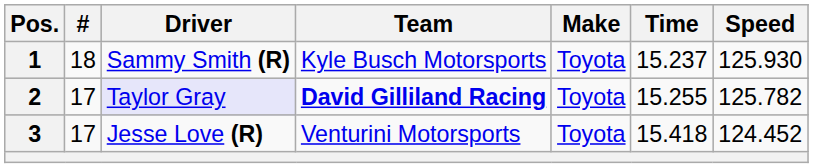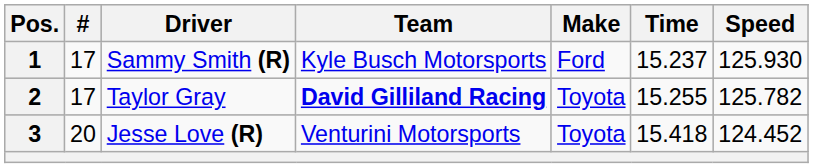(83, 60) 18 -> (83, 60) 17
(591, 60) Toyota -> (581, 60) Ford
(166, 97) lavender background -> (166, 97) no background
(83, 134) 17 -> (83, 134) 20
